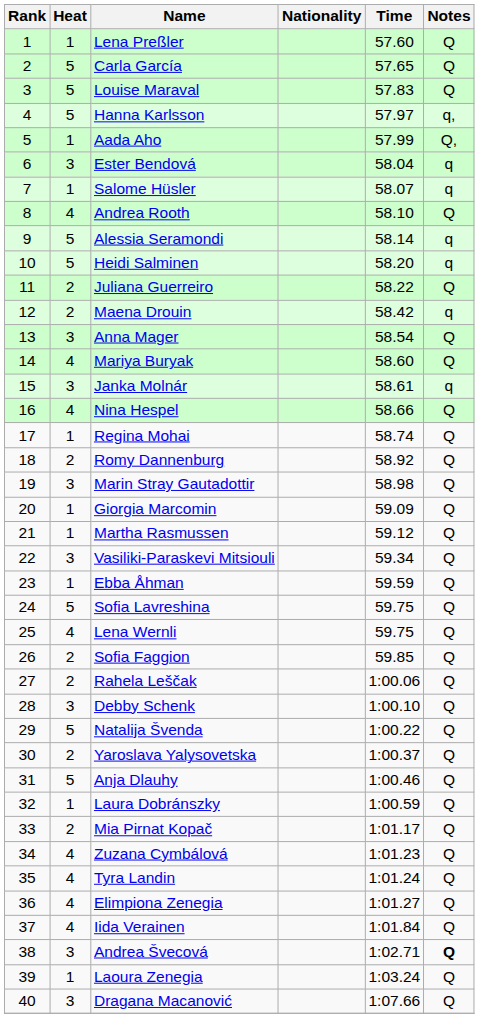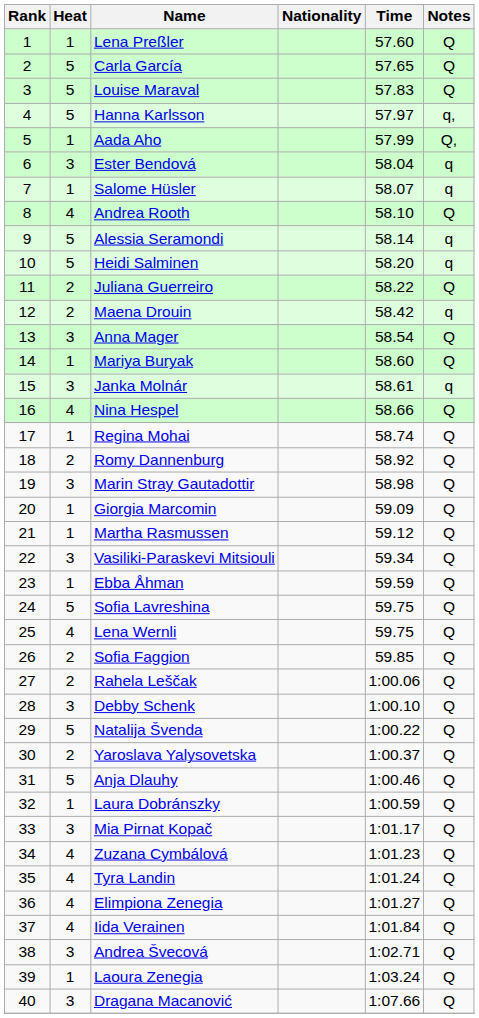(70, 361) 4 -> (70, 361) 1
(70, 829) 2 -> (70, 829) 3
(449, 952) bold -> (449, 952) normal
